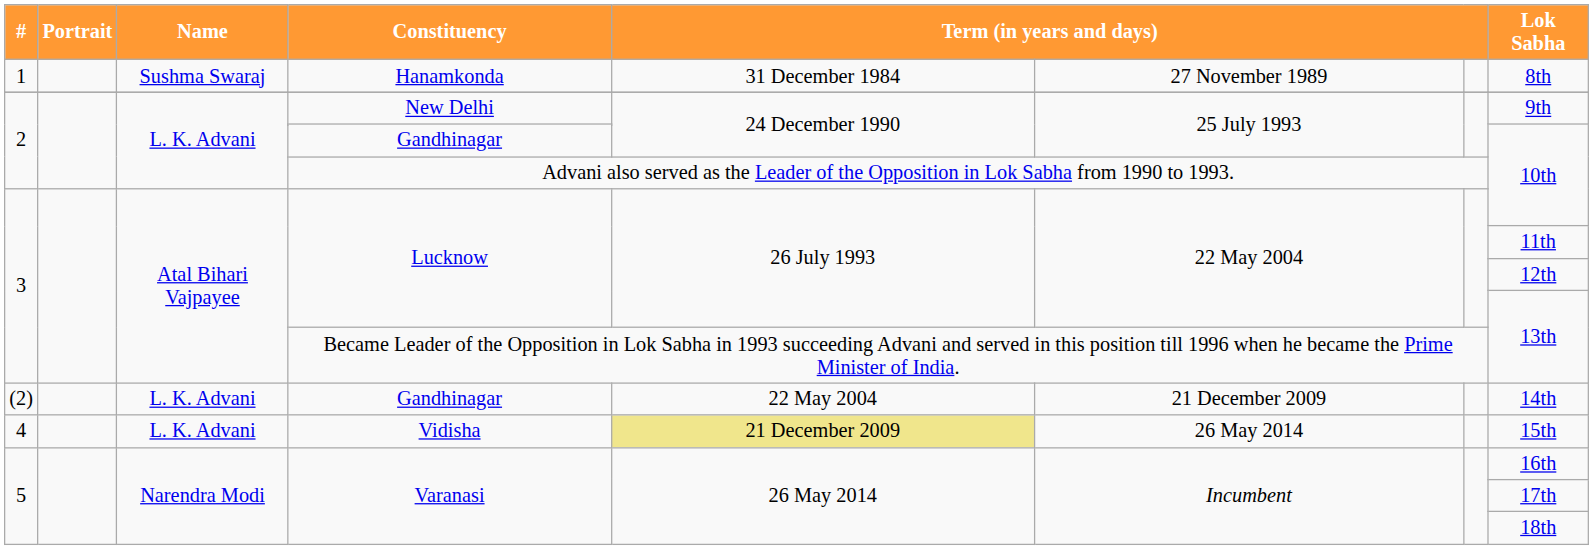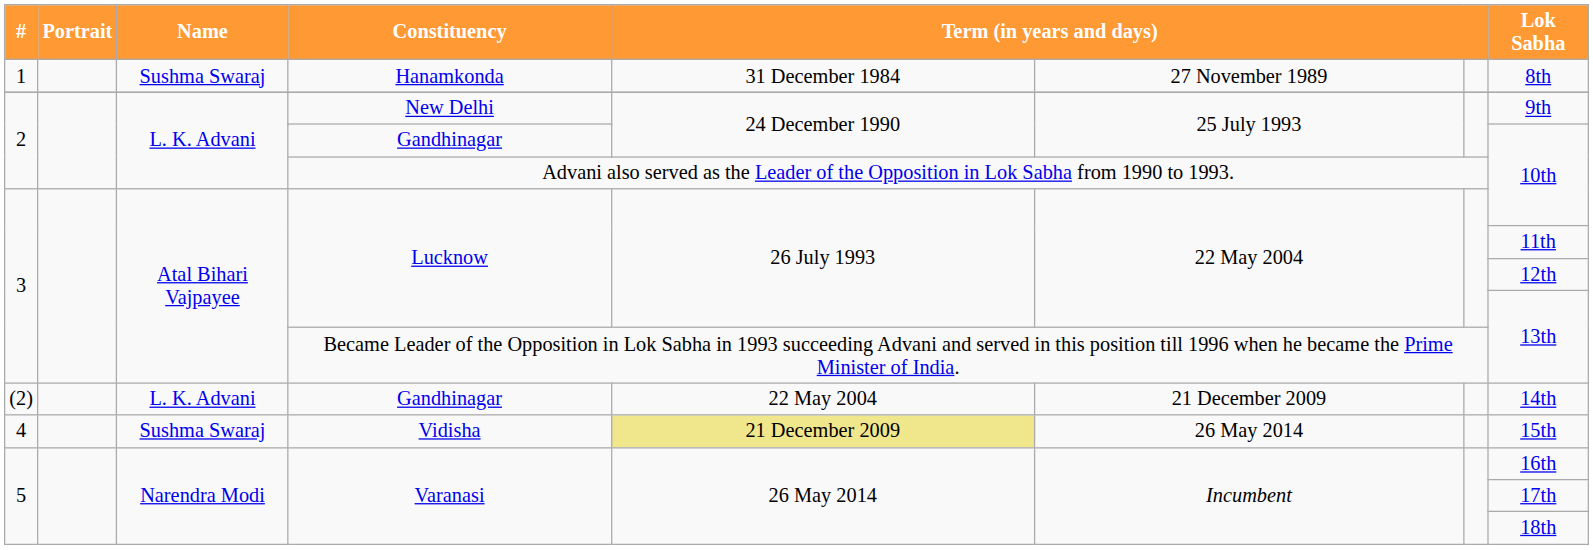(202, 430) L. K. Advani -> (202, 430) Sushma Swaraj
